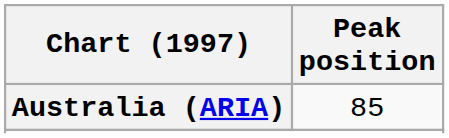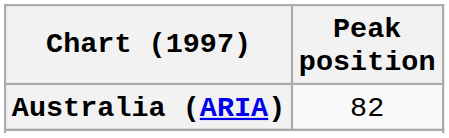(367, 108) 85 -> (367, 108) 82
